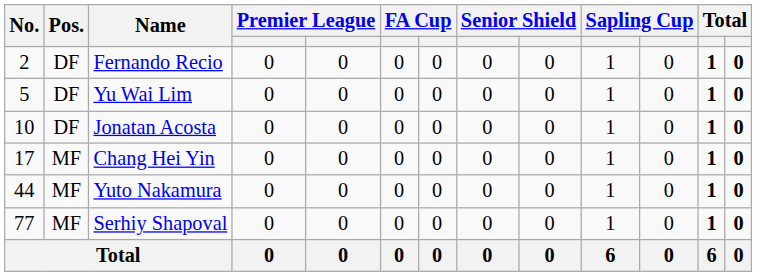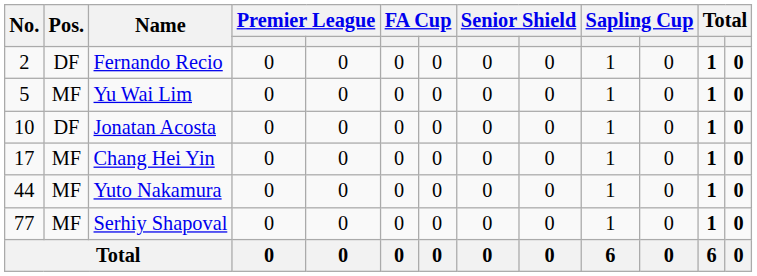(66, 94) DF -> (66, 94) MF
